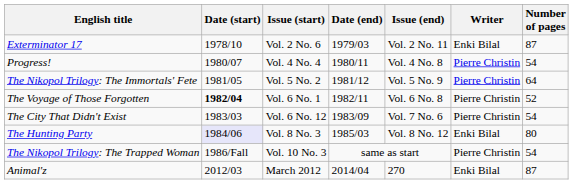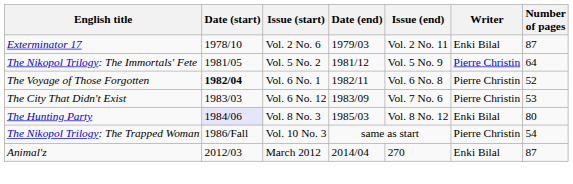- row: (29, 62)
(531, 116) 54 -> (531, 98) 53
